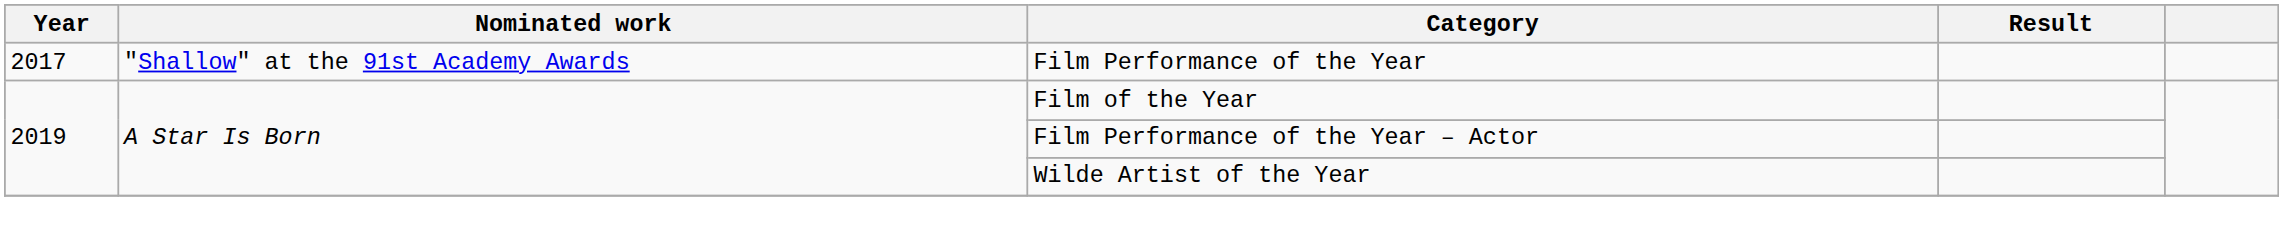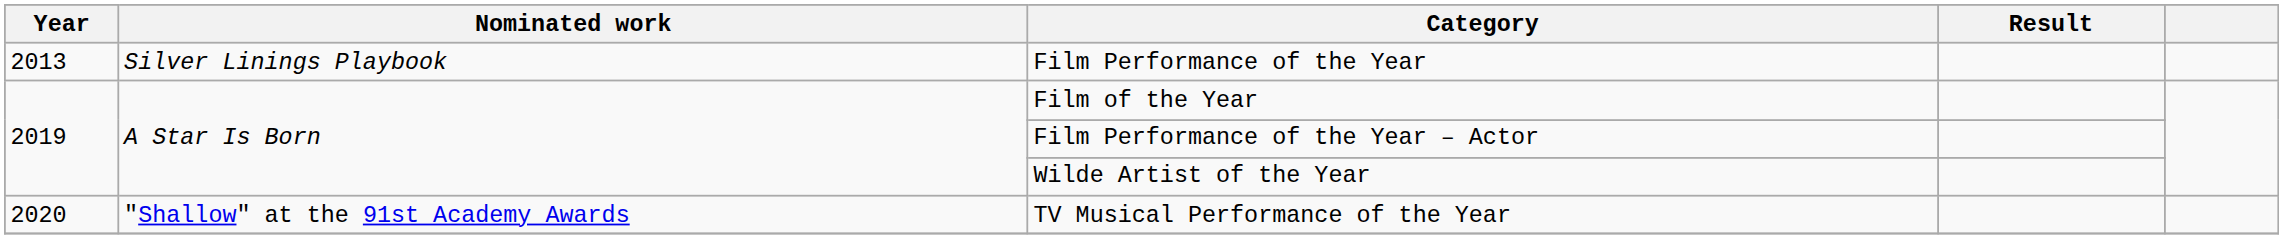(39, 62) 2017 -> (39, 62) 2013
(377, 62) "Shallow" at the 91st Academy Awards -> (286, 62) Silver Linings Playbook
+ row: (1272, 215)
